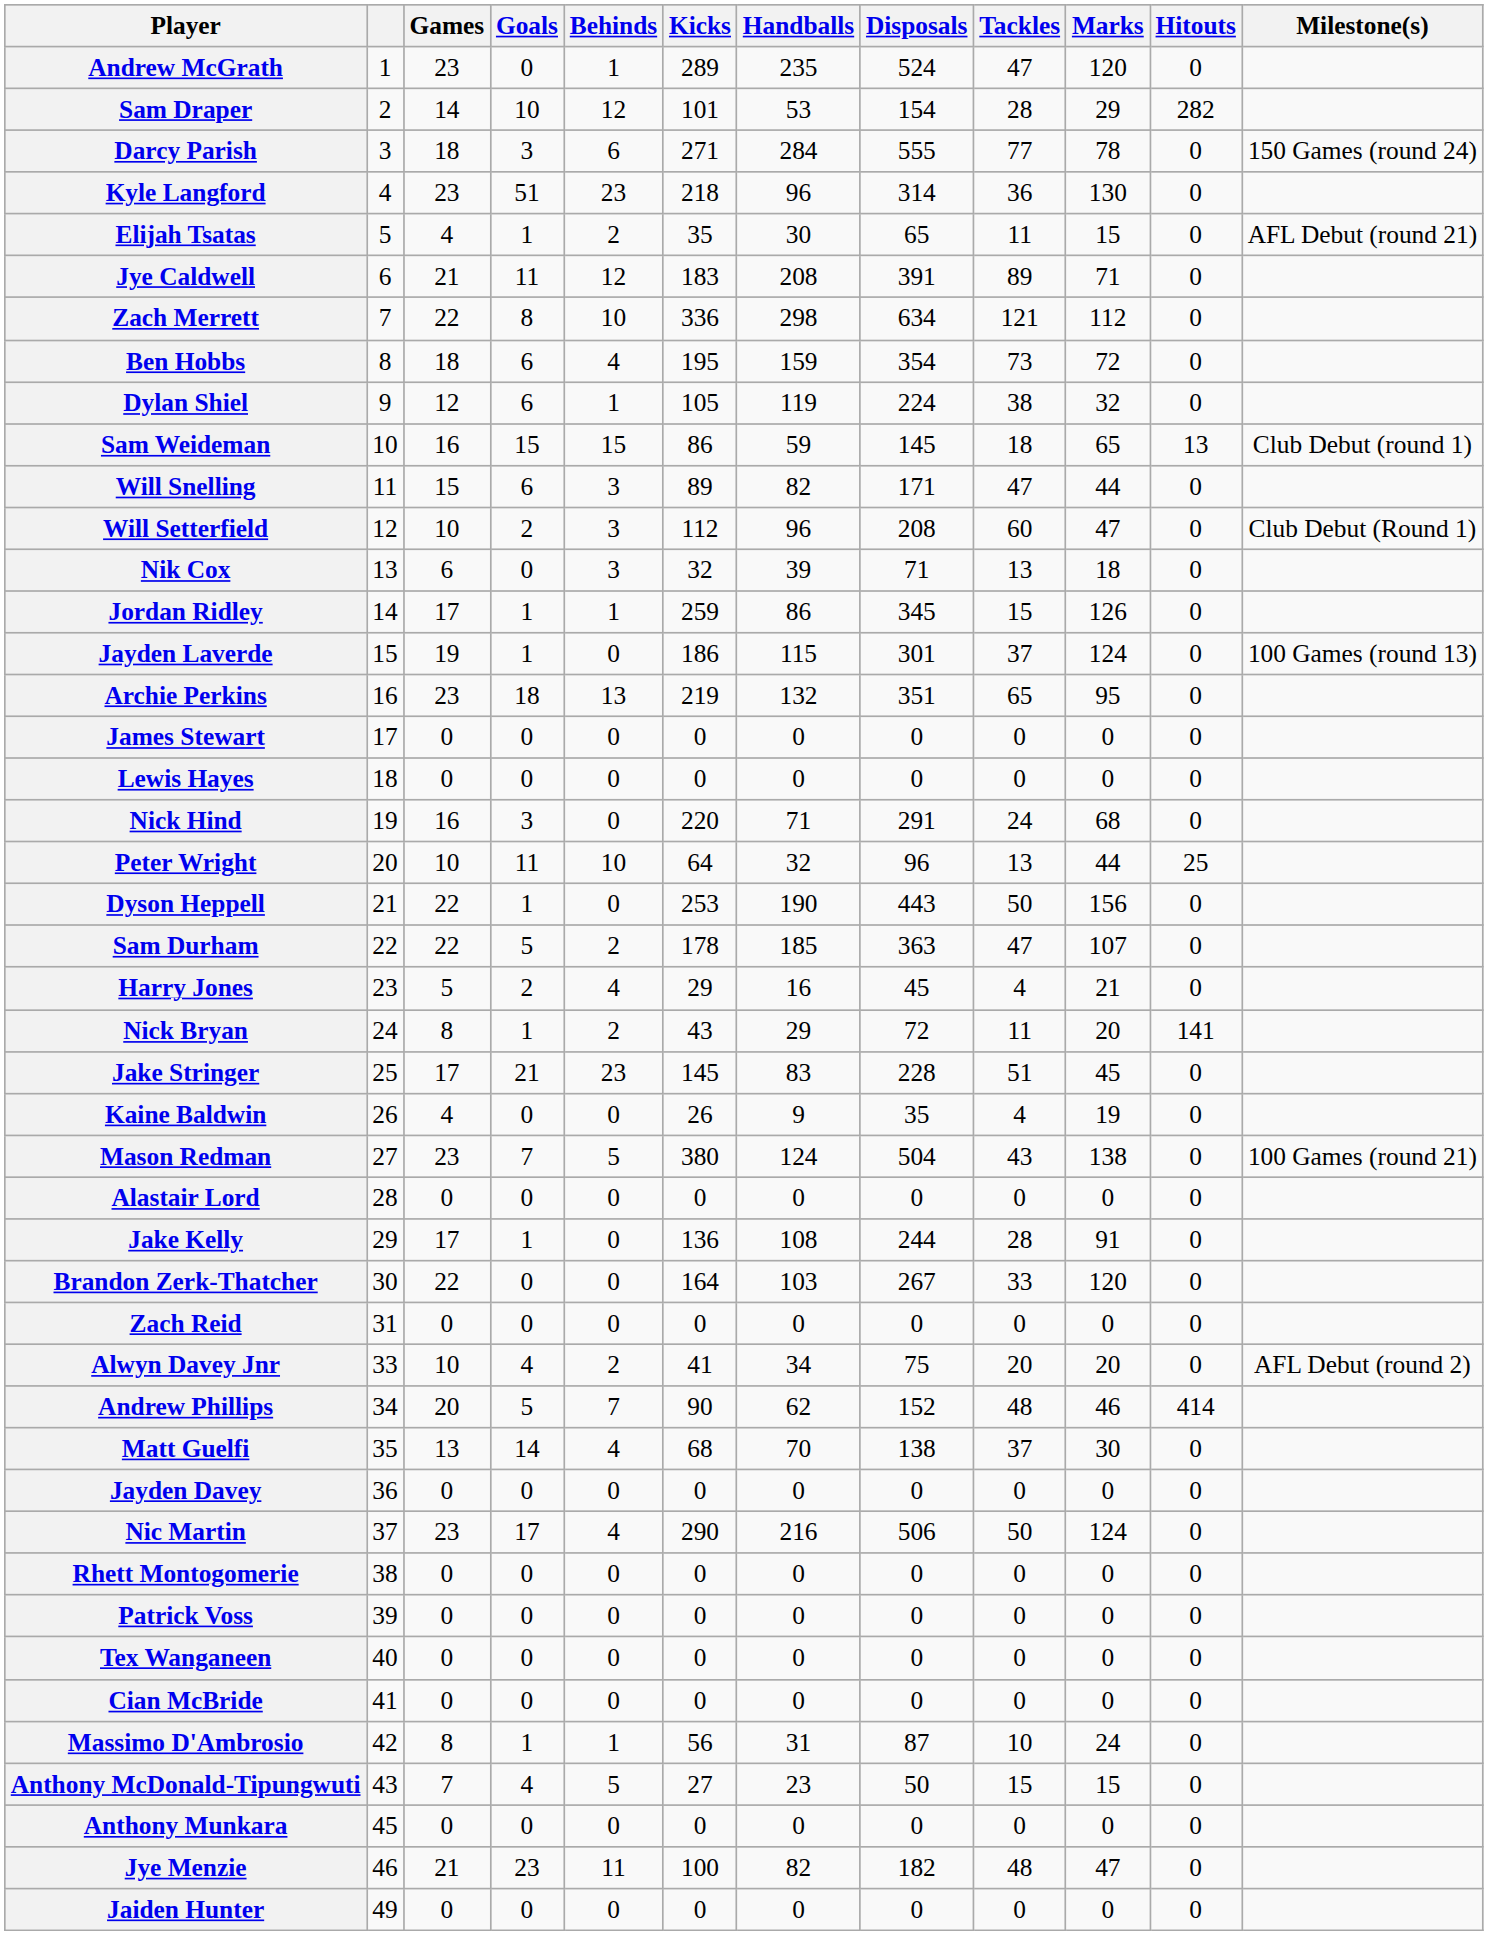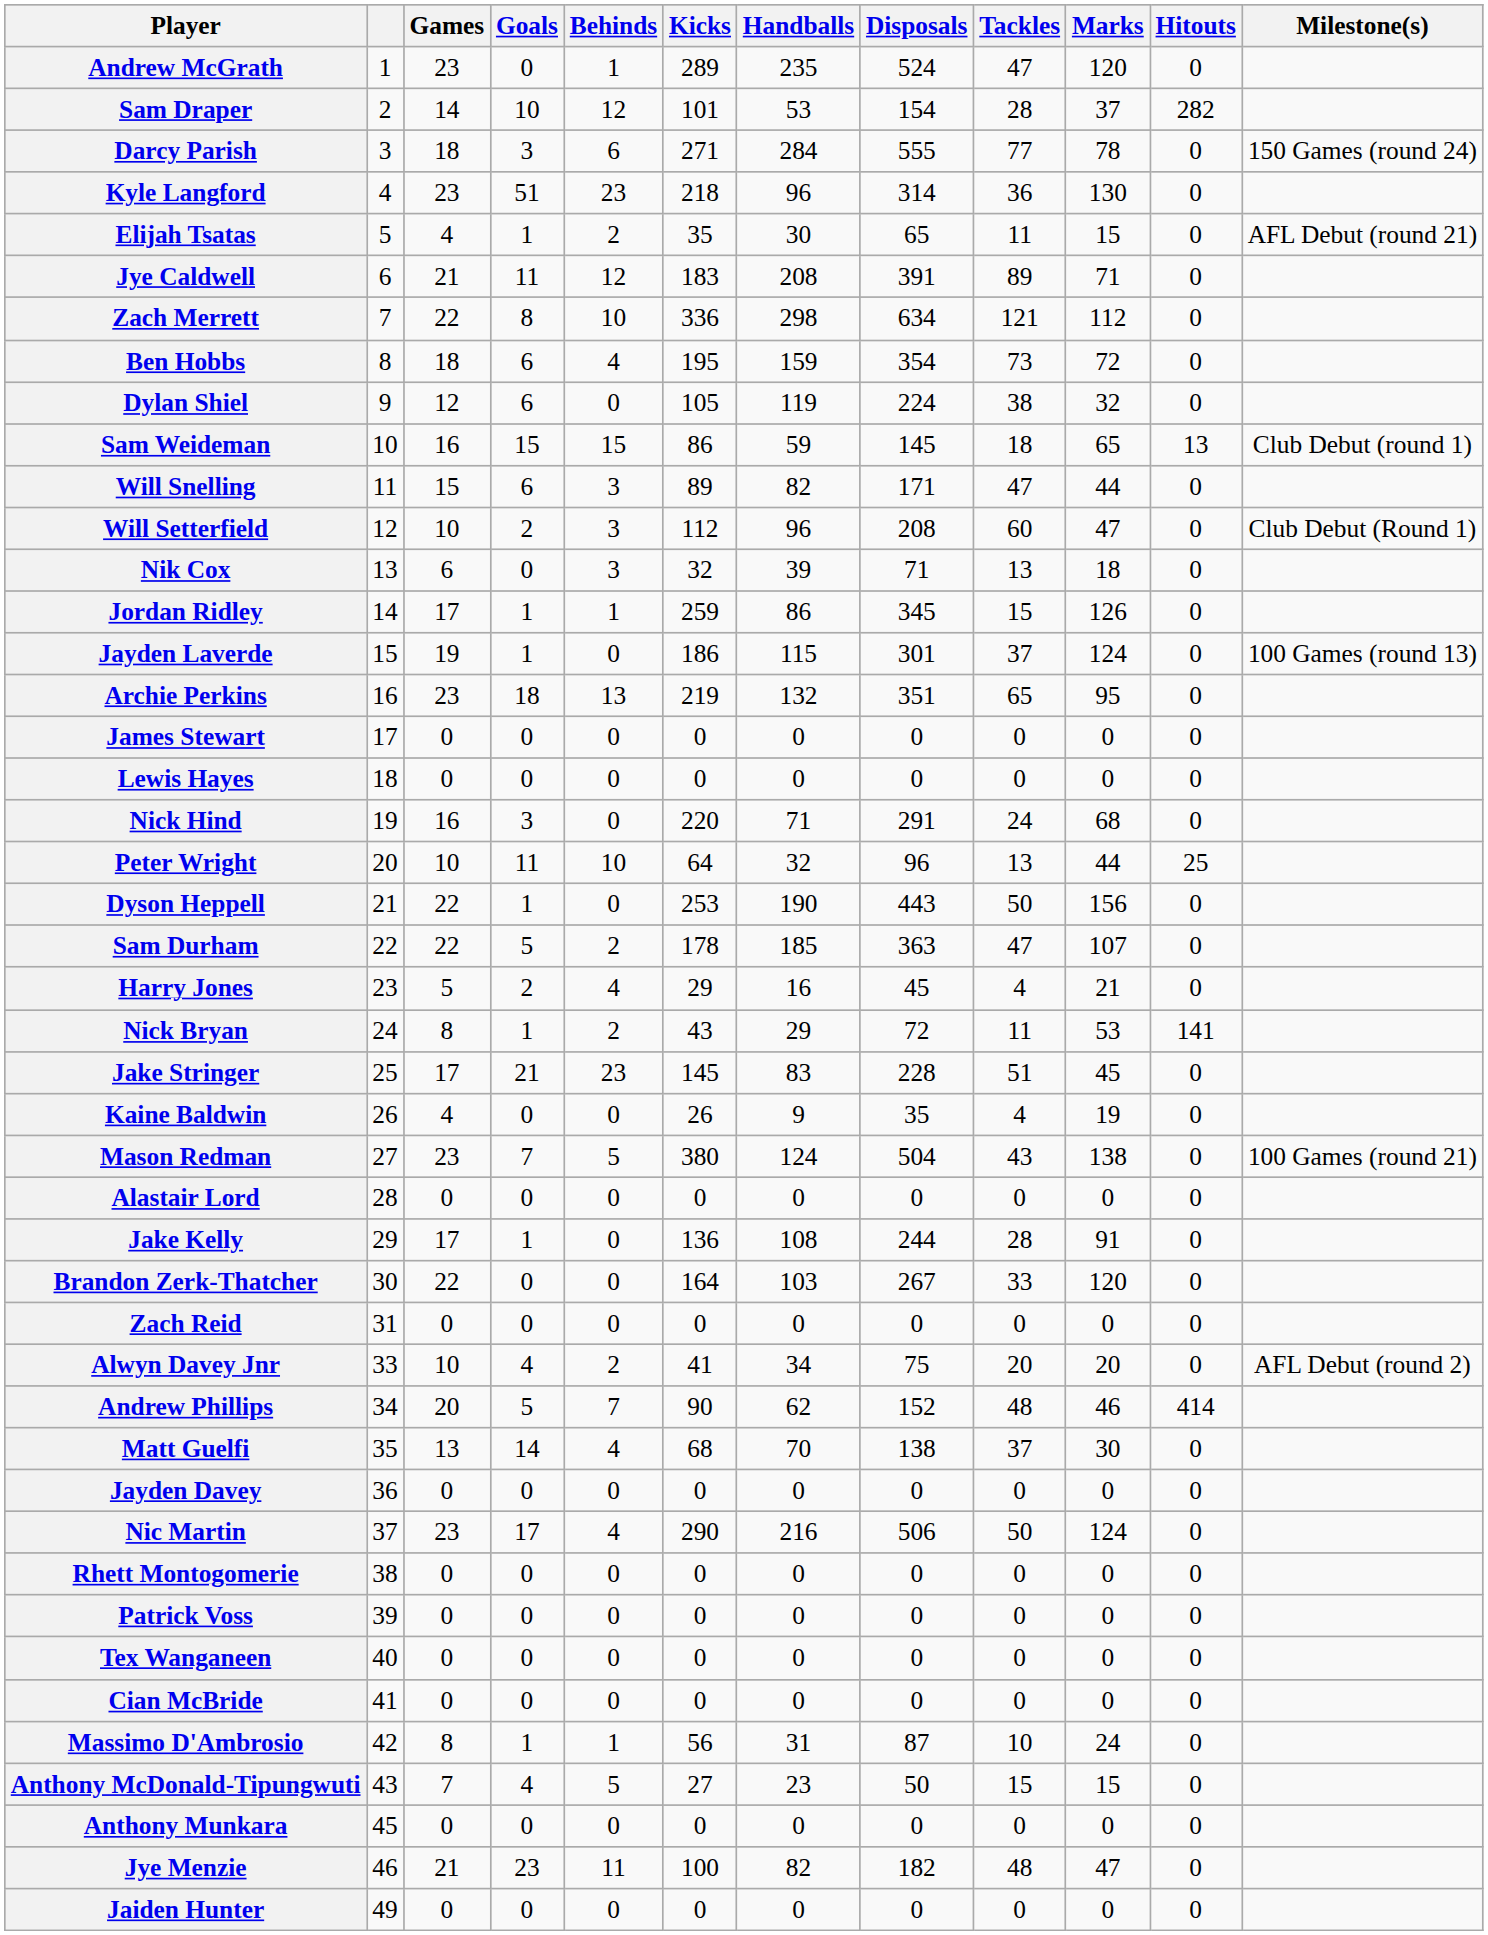(1108, 109) 29 -> (1108, 109) 37
(613, 402) 1 -> (613, 402) 0
(1108, 1030) 20 -> (1108, 1030) 53
